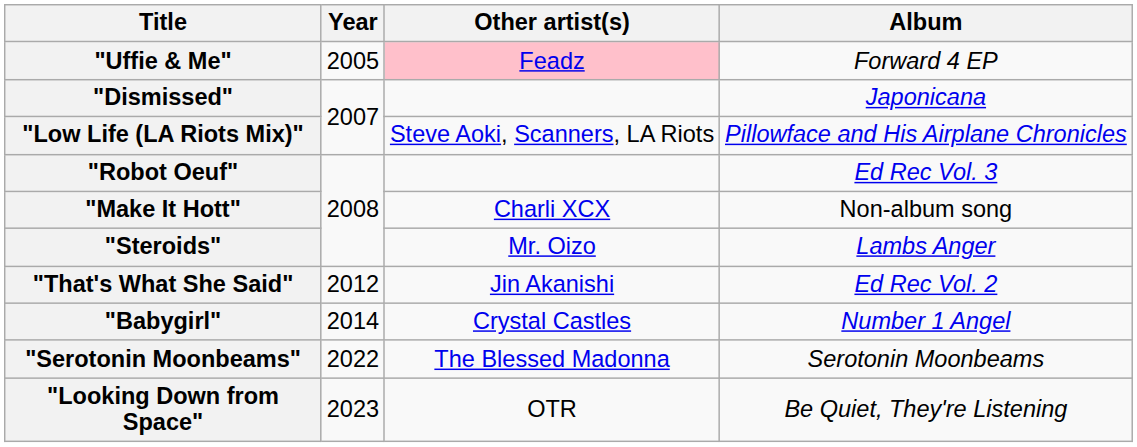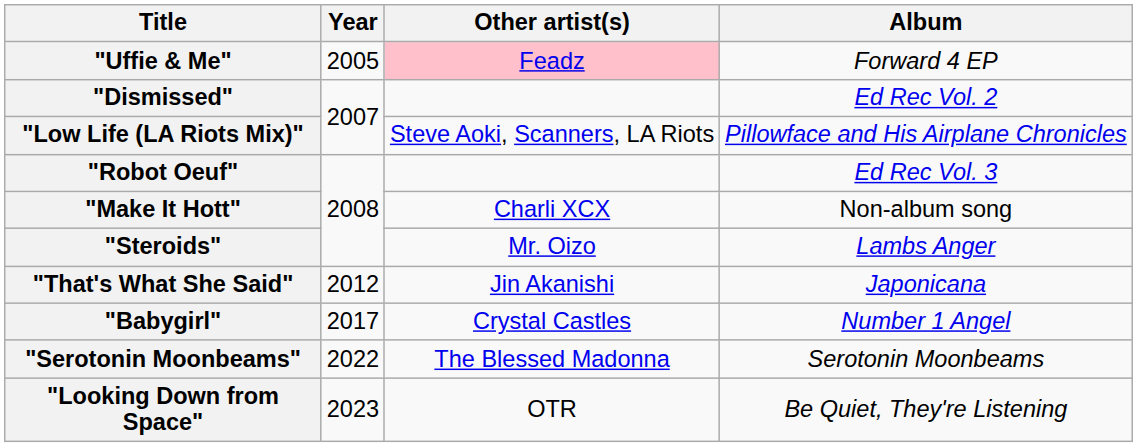(926, 97) Japonicana -> (926, 97) Ed Rec Vol. 2
(926, 284) Ed Rec Vol. 2 -> (926, 284) Japonicana
(353, 321) 2014 -> (353, 321) 2017
